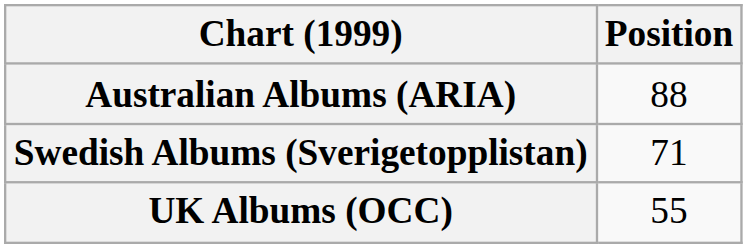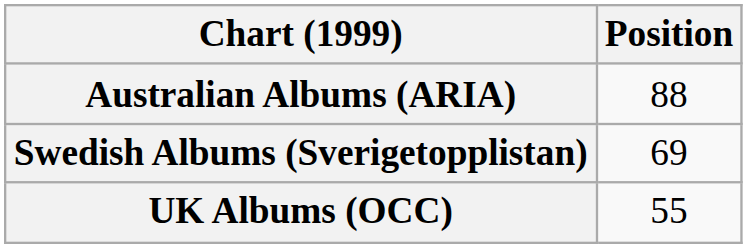(669, 152) 71 -> (669, 152) 69
